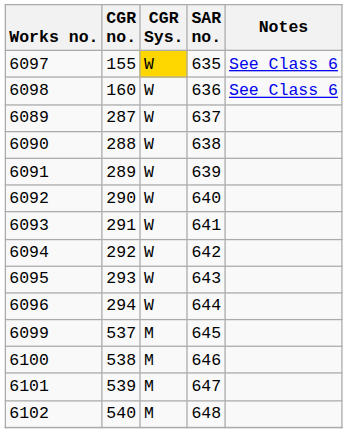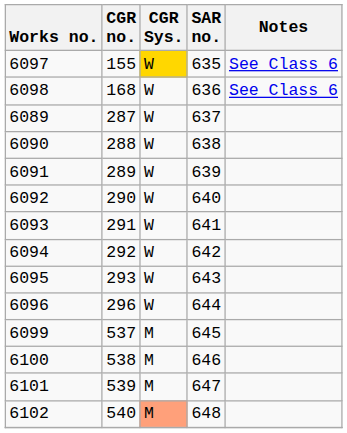(121, 91) 160 -> (121, 91) 168
(121, 306) 294 -> (121, 306) 296
(149, 414) no background -> (149, 414) lightsalmon background
